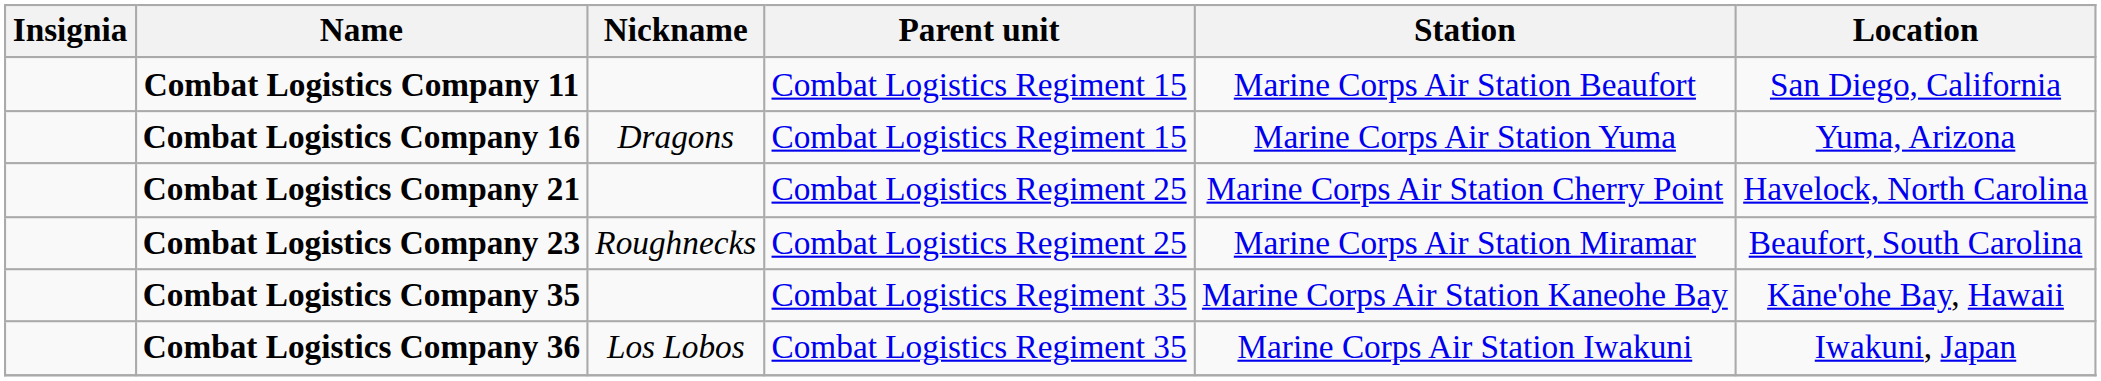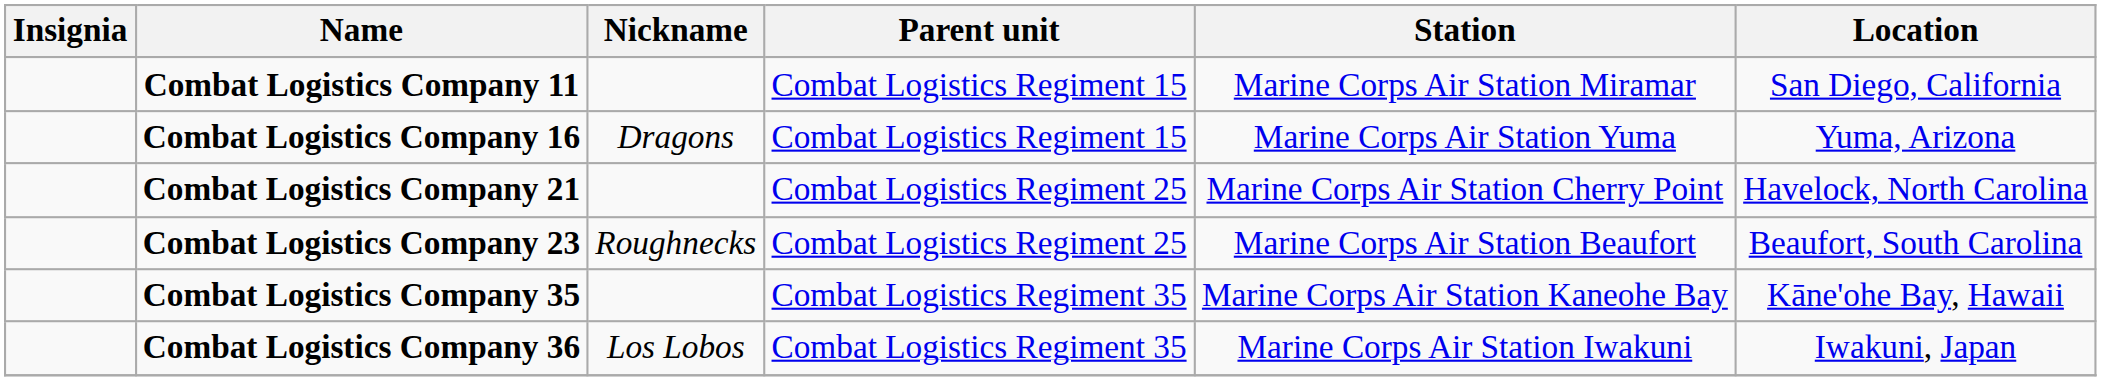(1465, 83) Marine Corps Air Station Beaufort -> (1465, 83) Marine Corps Air Station Miramar
(1465, 242) Marine Corps Air Station Miramar -> (1465, 242) Marine Corps Air Station Beaufort
